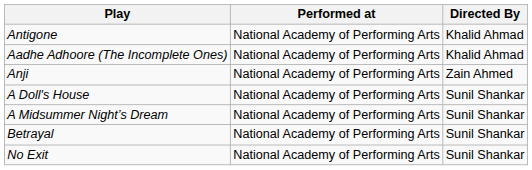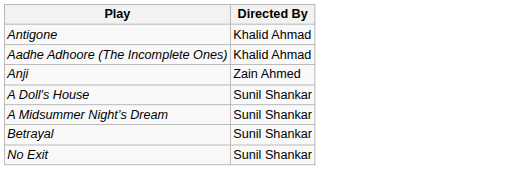- column: (337, 14)
